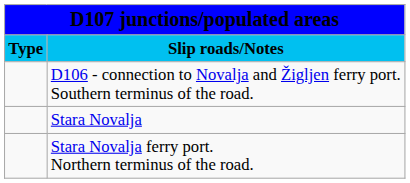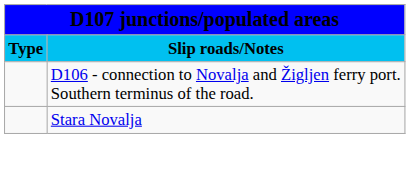- row: (152, 155)
